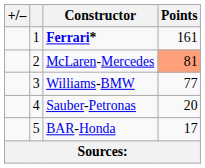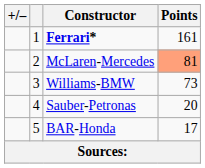(191, 83) 77 -> (191, 83) 73
